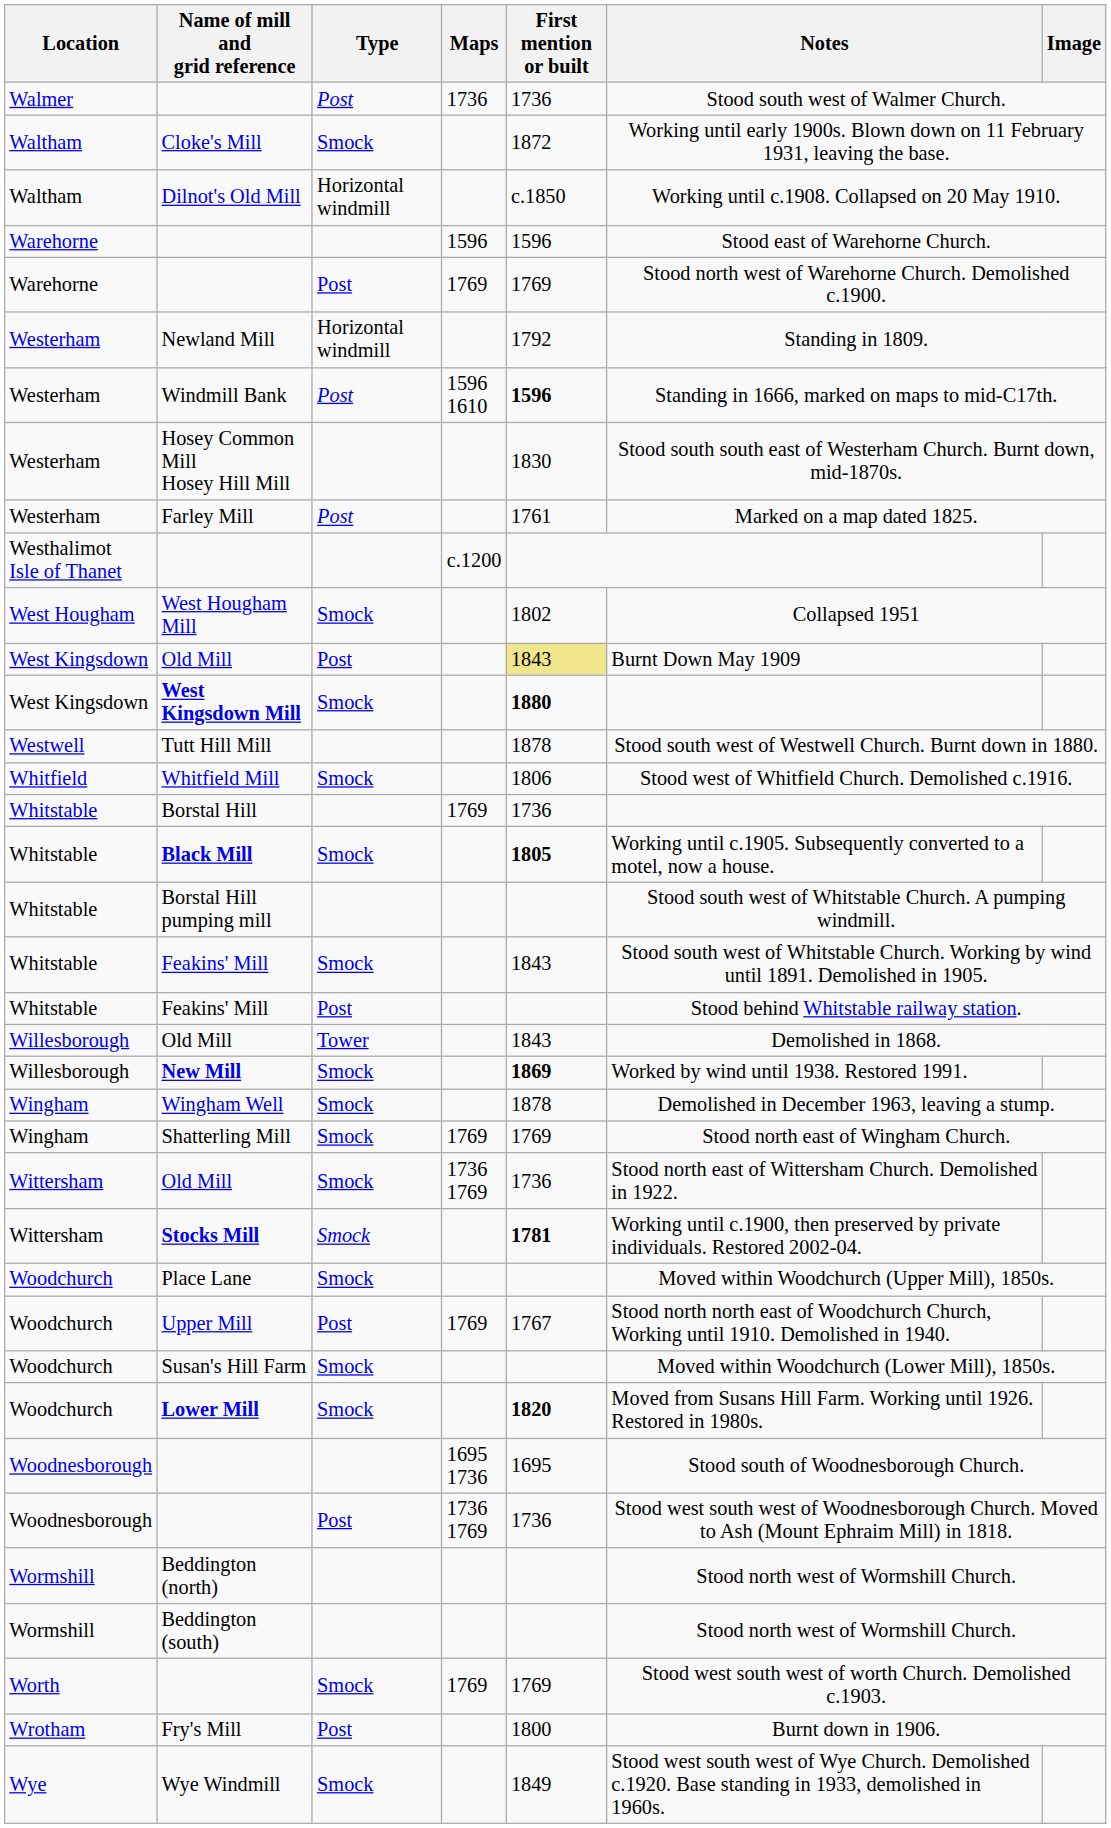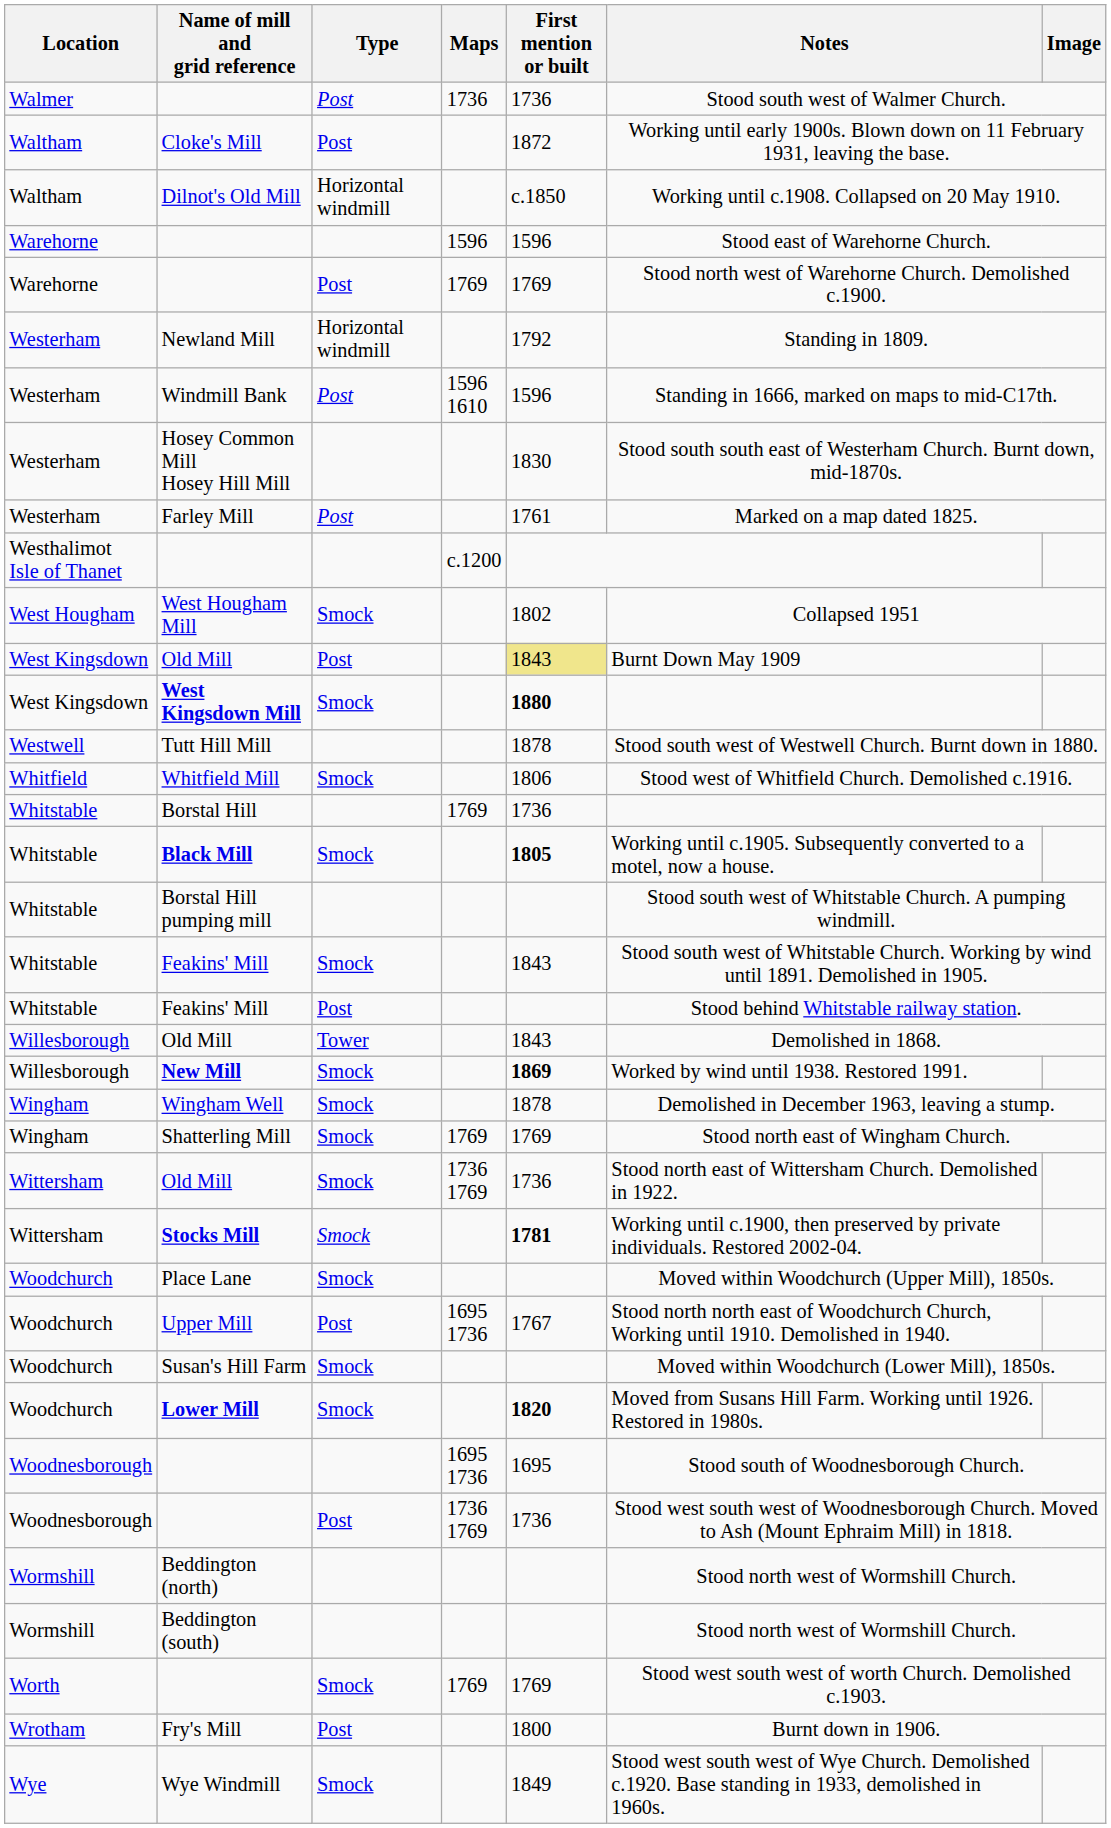(345, 142) Smock -> (335, 142) Post
(531, 394) bold -> (531, 394) normal
(467, 1322) 1769 -> (467, 1322) 1695 1736
